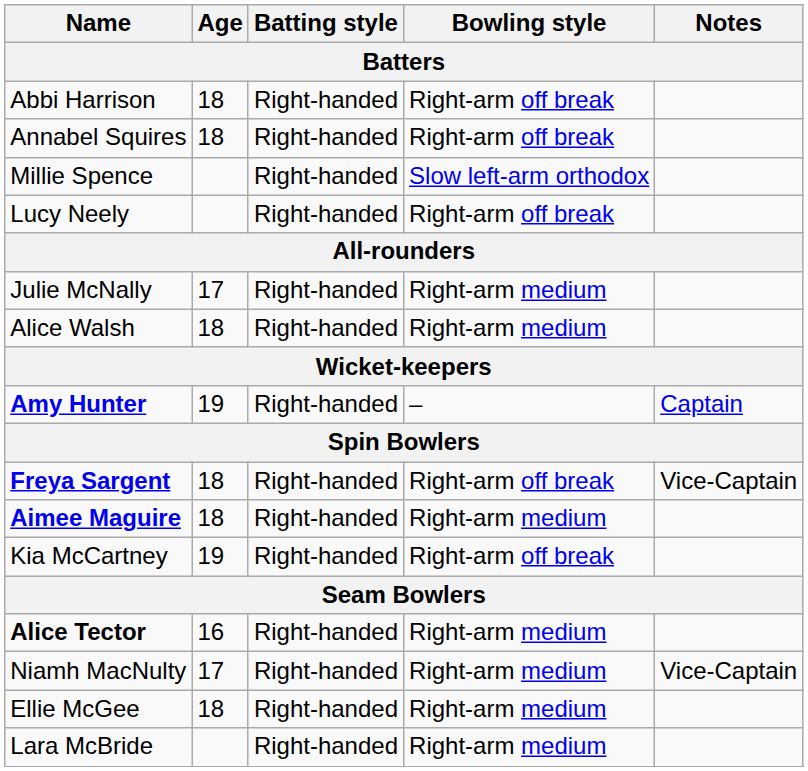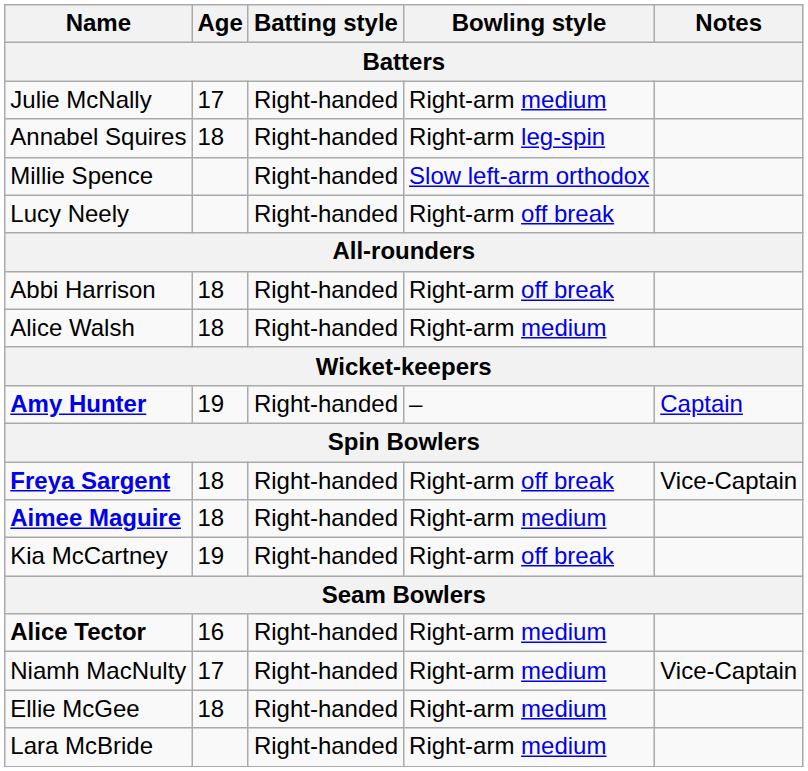rows swapped: (83, 99) <-> (81, 289)
(512, 137) Right-arm off break -> (507, 137) Right-arm leg-spin
